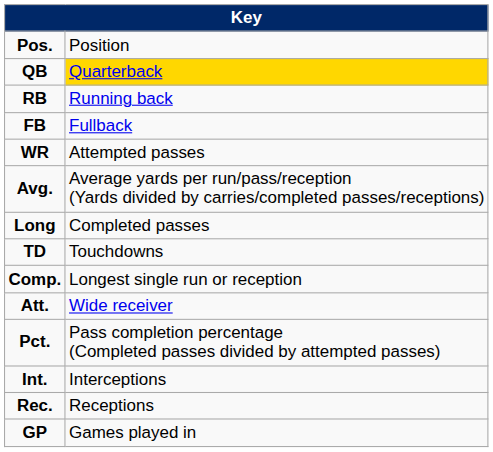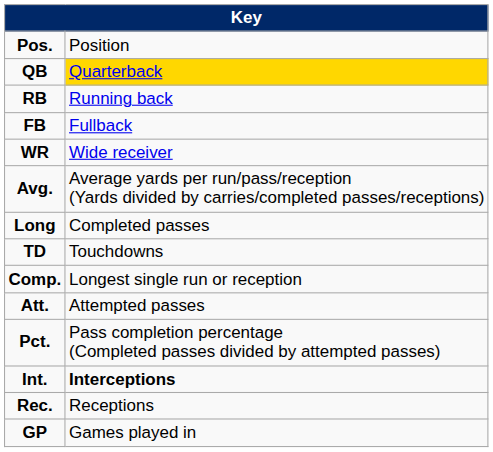(137, 152) Attempted passes -> (121, 152) Wide receiver
(121, 306) Wide receiver -> (137, 306) Attempted passes
(118, 378) normal -> (122, 378) bold
